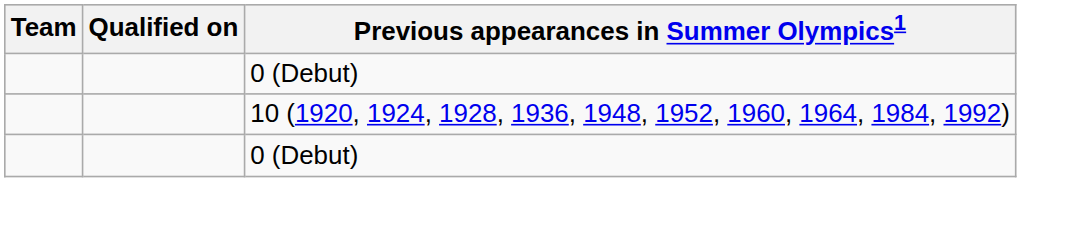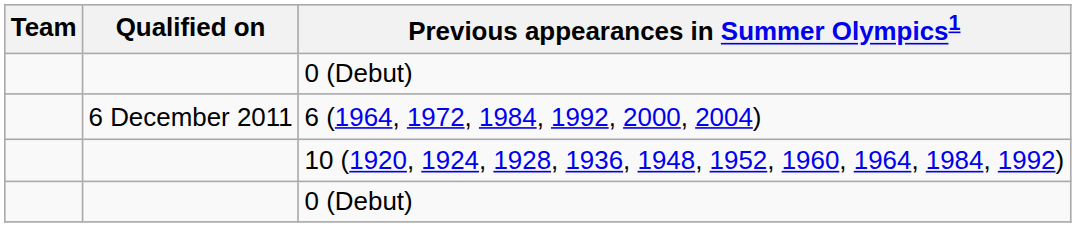+ row: (191, 116)
